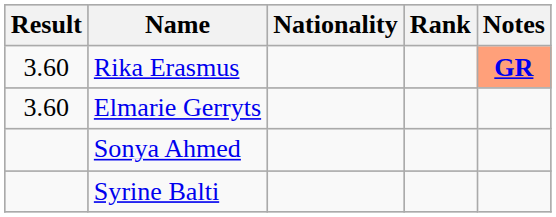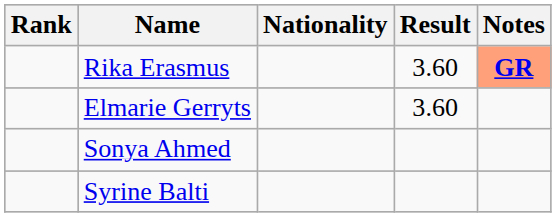columns swapped: (440, 25) <-> (46, 25)
